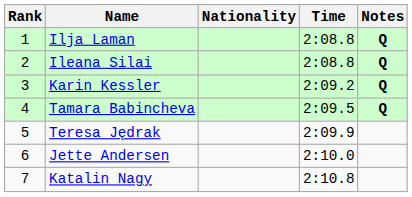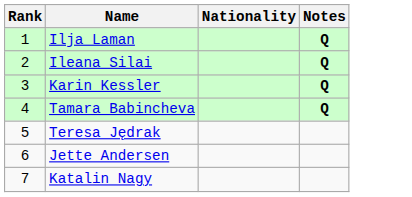- column: (329, 16)
